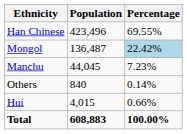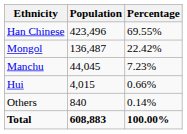(144, 48) lightblue background -> (144, 48) no background
rows swapped: (15, 102) <-> (22, 84)
